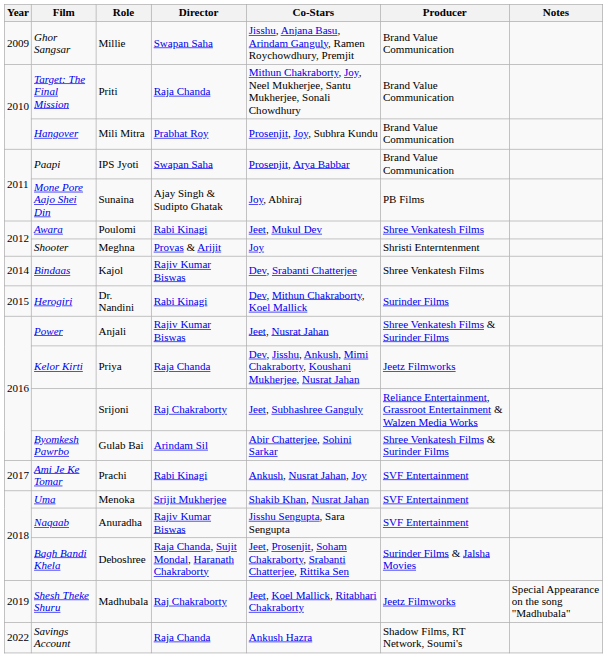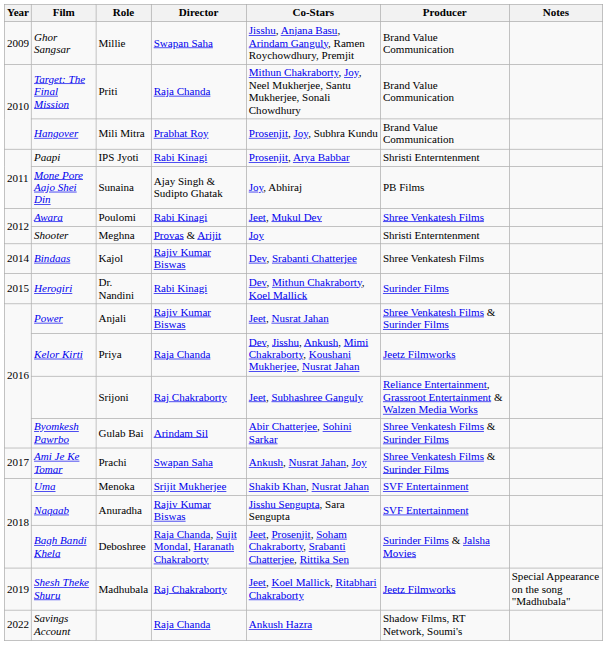(183, 164) Swapan Saha -> (181, 157) Rabi Kinagi
(419, 164) Brand Value Communication -> (431, 157) Shristi Enterntenment
(181, 475) Rabi Kinagi -> (183, 463) Swapan Saha
(426, 475) SVF Entertainment -> (439, 463) Shree Venkatesh Films & Surinder Films
